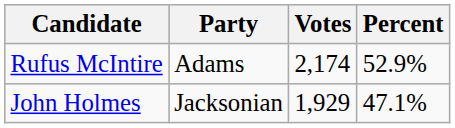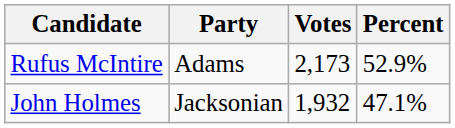(322, 63) 2,174 -> (322, 63) 2,173
(322, 102) 1,929 -> (322, 102) 1,932
